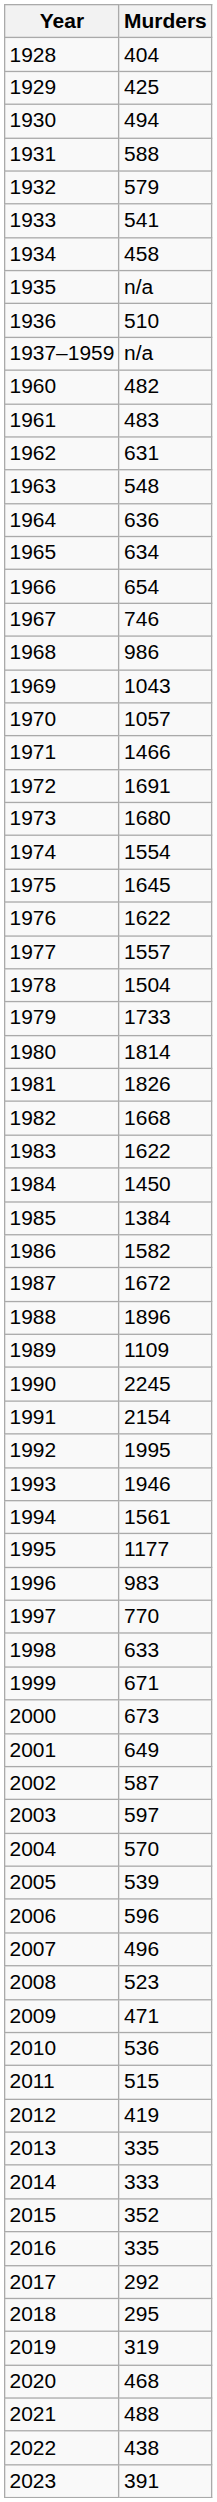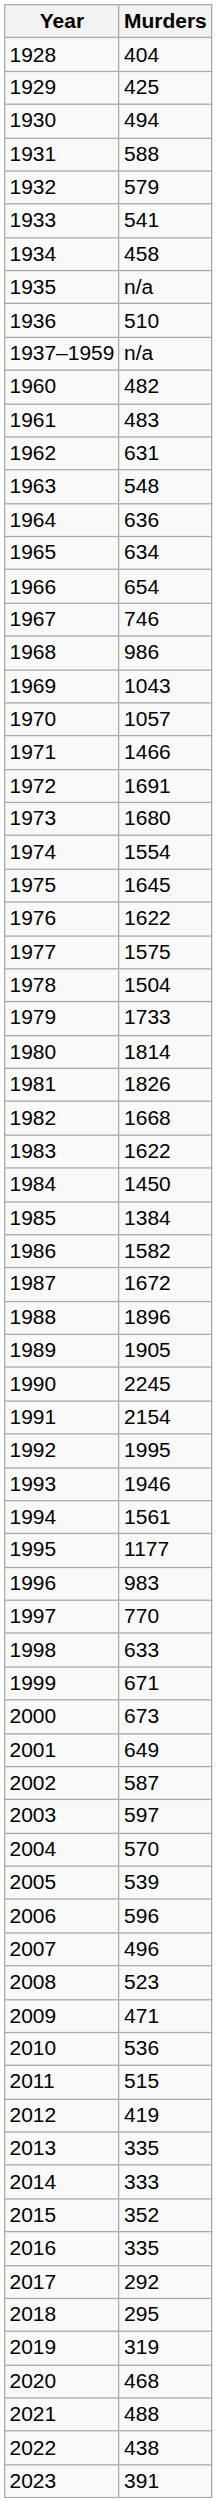(147, 951) 1557 -> (147, 951) 1575
(147, 1350) 1109 -> (147, 1350) 1905
